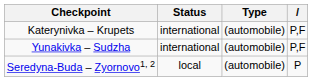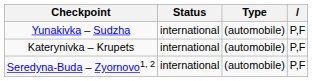rows swapped: (81, 30) <-> (81, 47)
(190, 66) local -> (190, 66) international
(298, 66) P -> (298, 66) P,F
